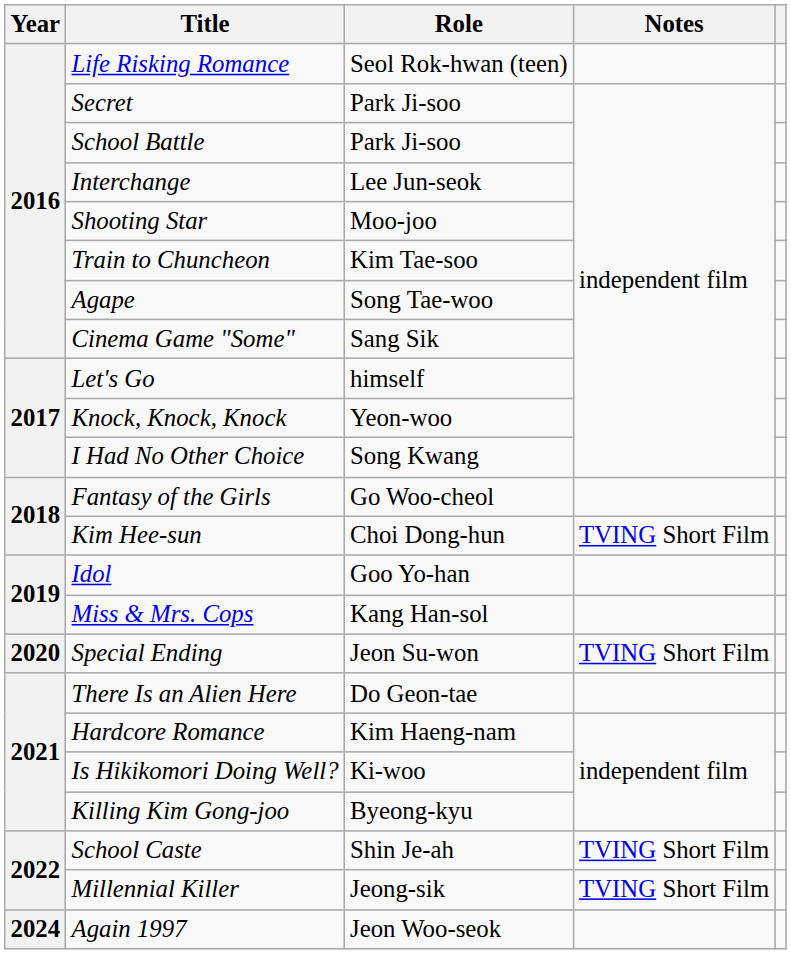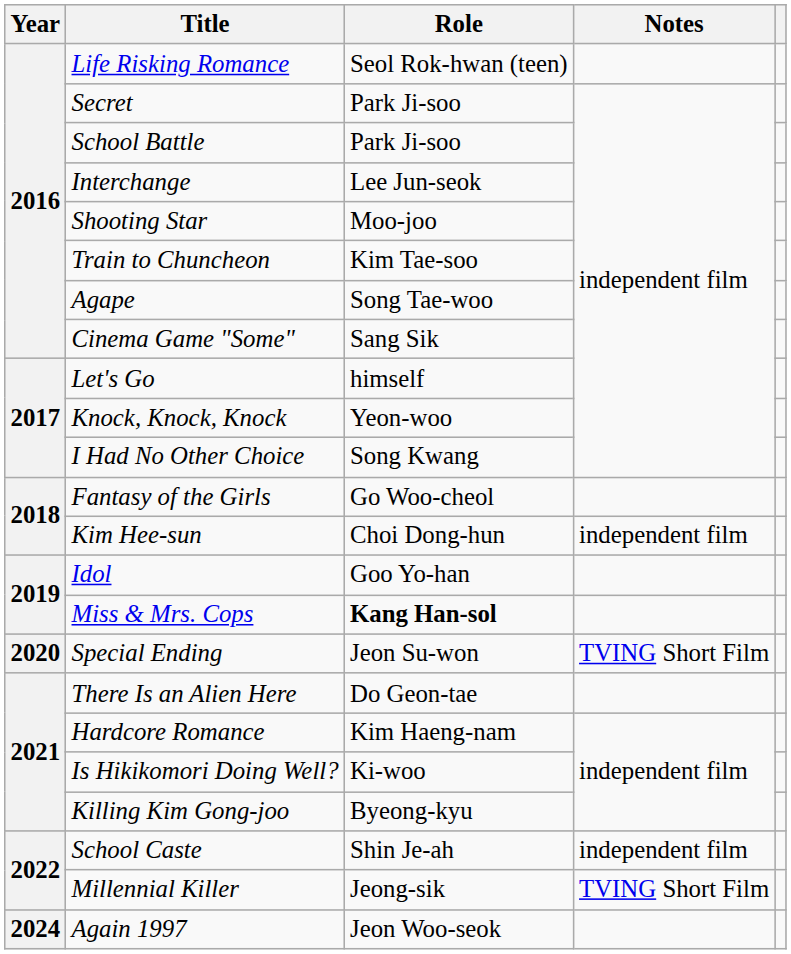(674, 535) TVING Short Film -> (663, 535) independent film
(419, 614) normal -> (423, 614) bold
(674, 850) TVING Short Film -> (663, 850) independent film
